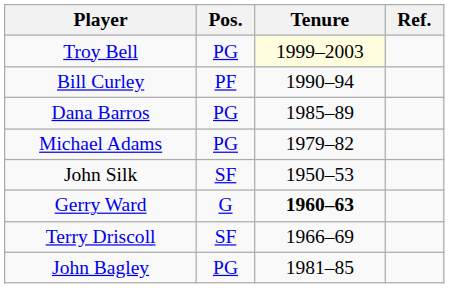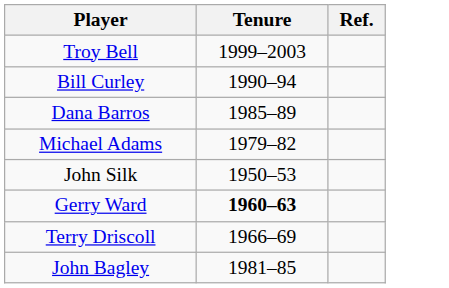- column: (226, 19)
(320, 50) lightyellow background -> (262, 50) no background
